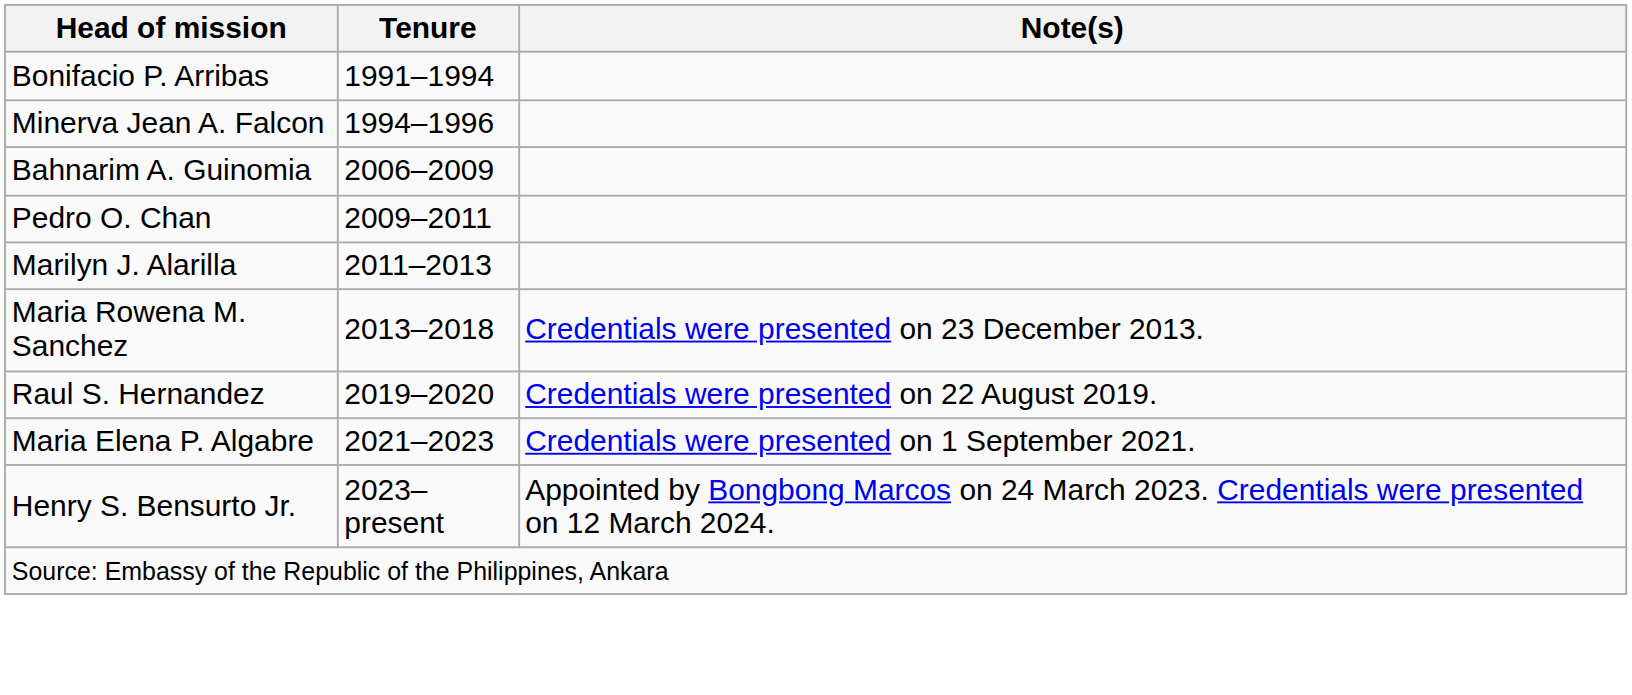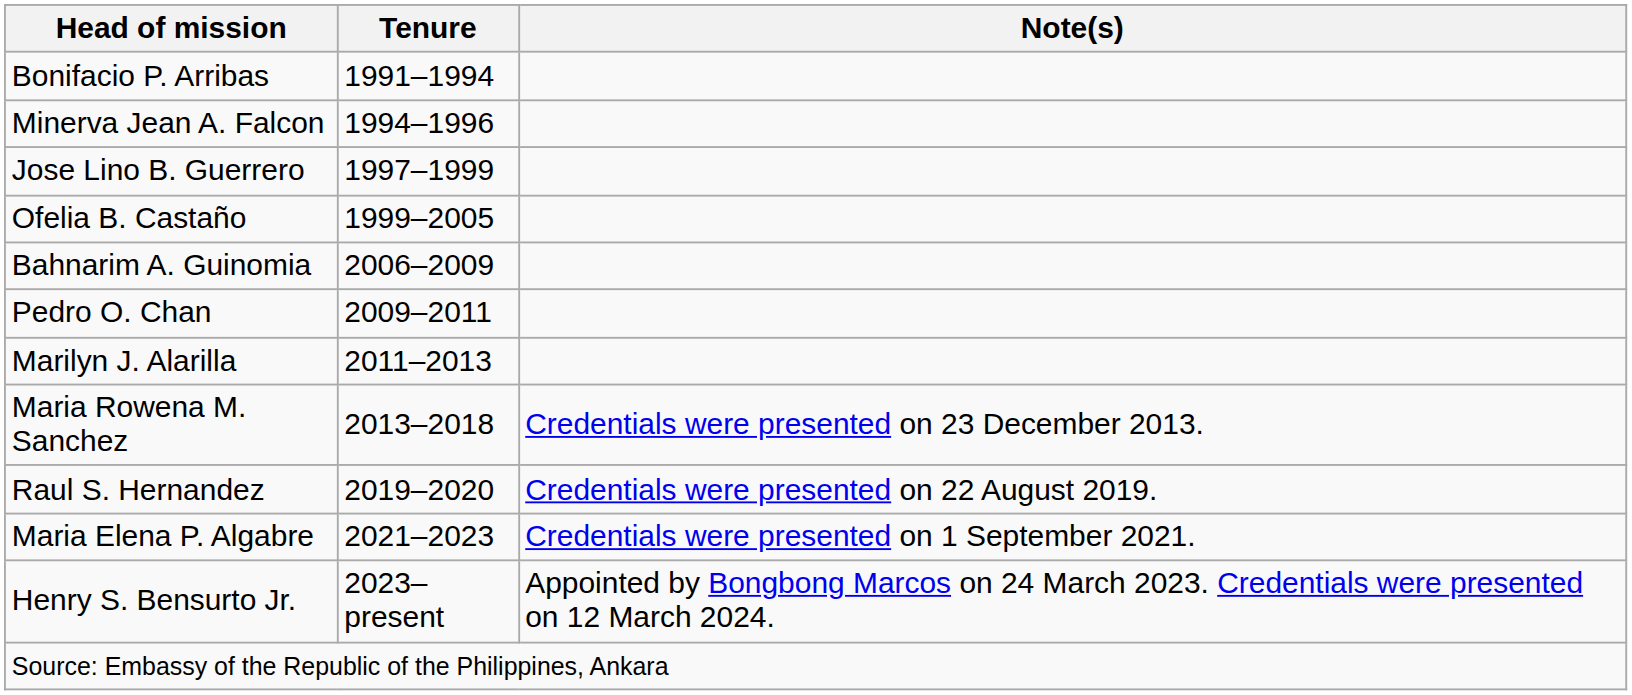+ row: (158, 170)
+ row: (129, 218)
